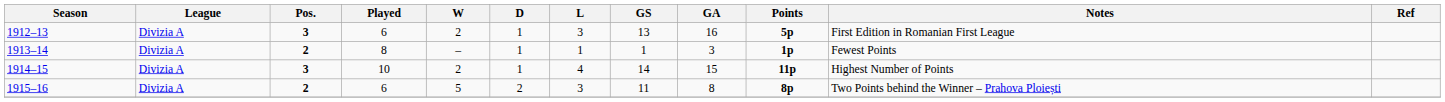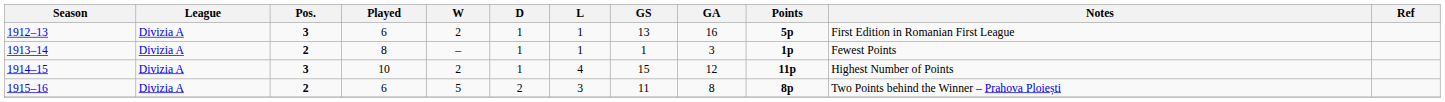(580, 32) 3 -> (580, 32) 1
(644, 69) 14 -> (644, 69) 15
(712, 69) 15 -> (712, 69) 12
